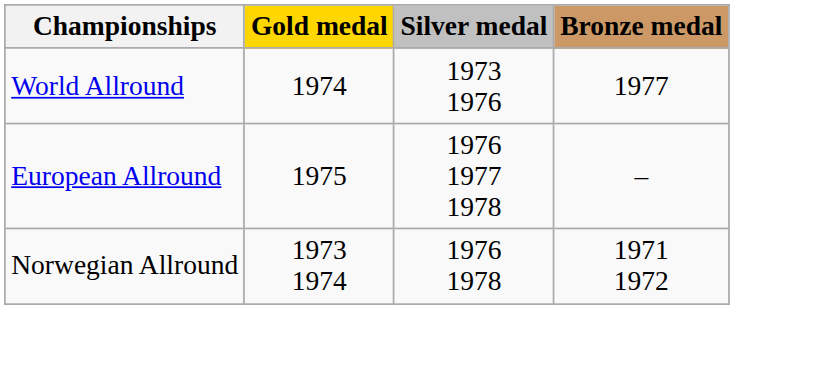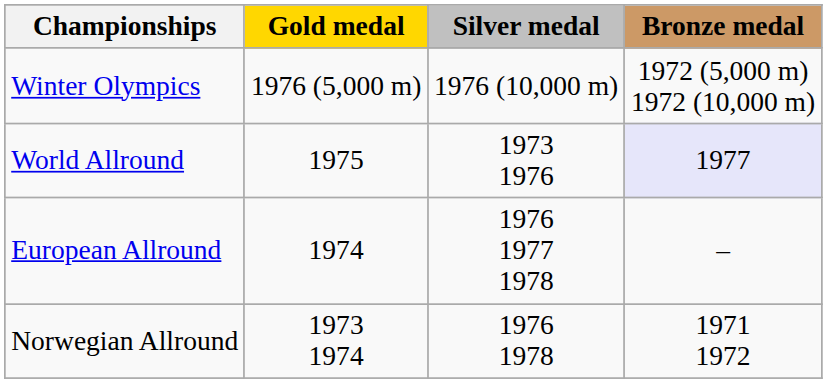+ row: (106, 85)
(319, 85) 1974 -> (336, 160) 1975
(641, 85) no background -> (723, 160) lavender background
(319, 175) 1975 -> (336, 250) 1974
